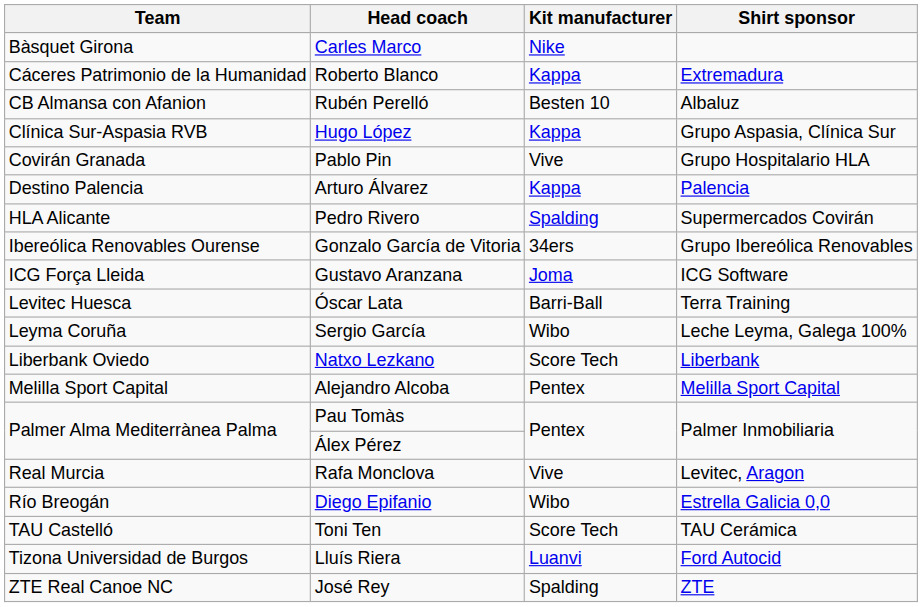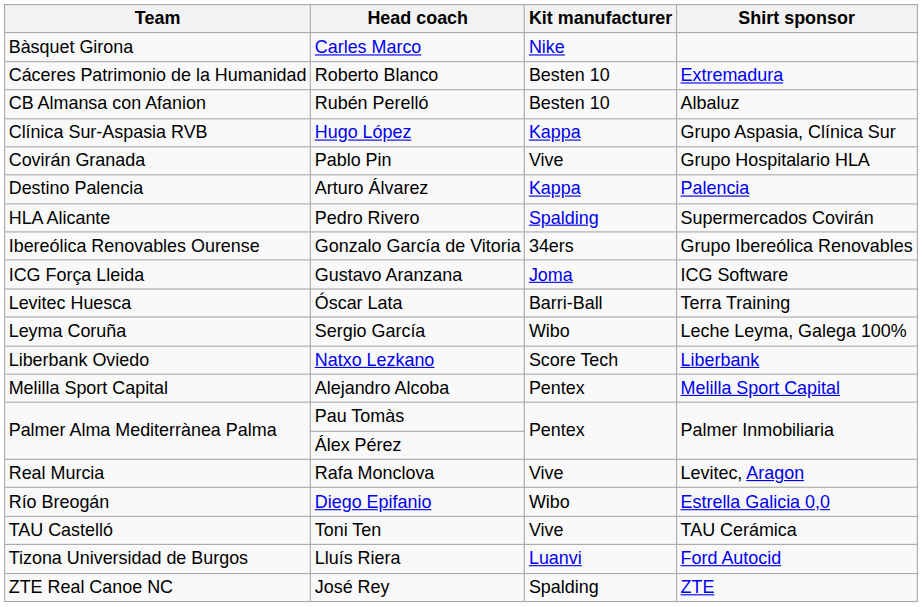(555, 75) Kappa -> (569, 75) Besten 10
(574, 530) Score Tech -> (546, 530) Vive
